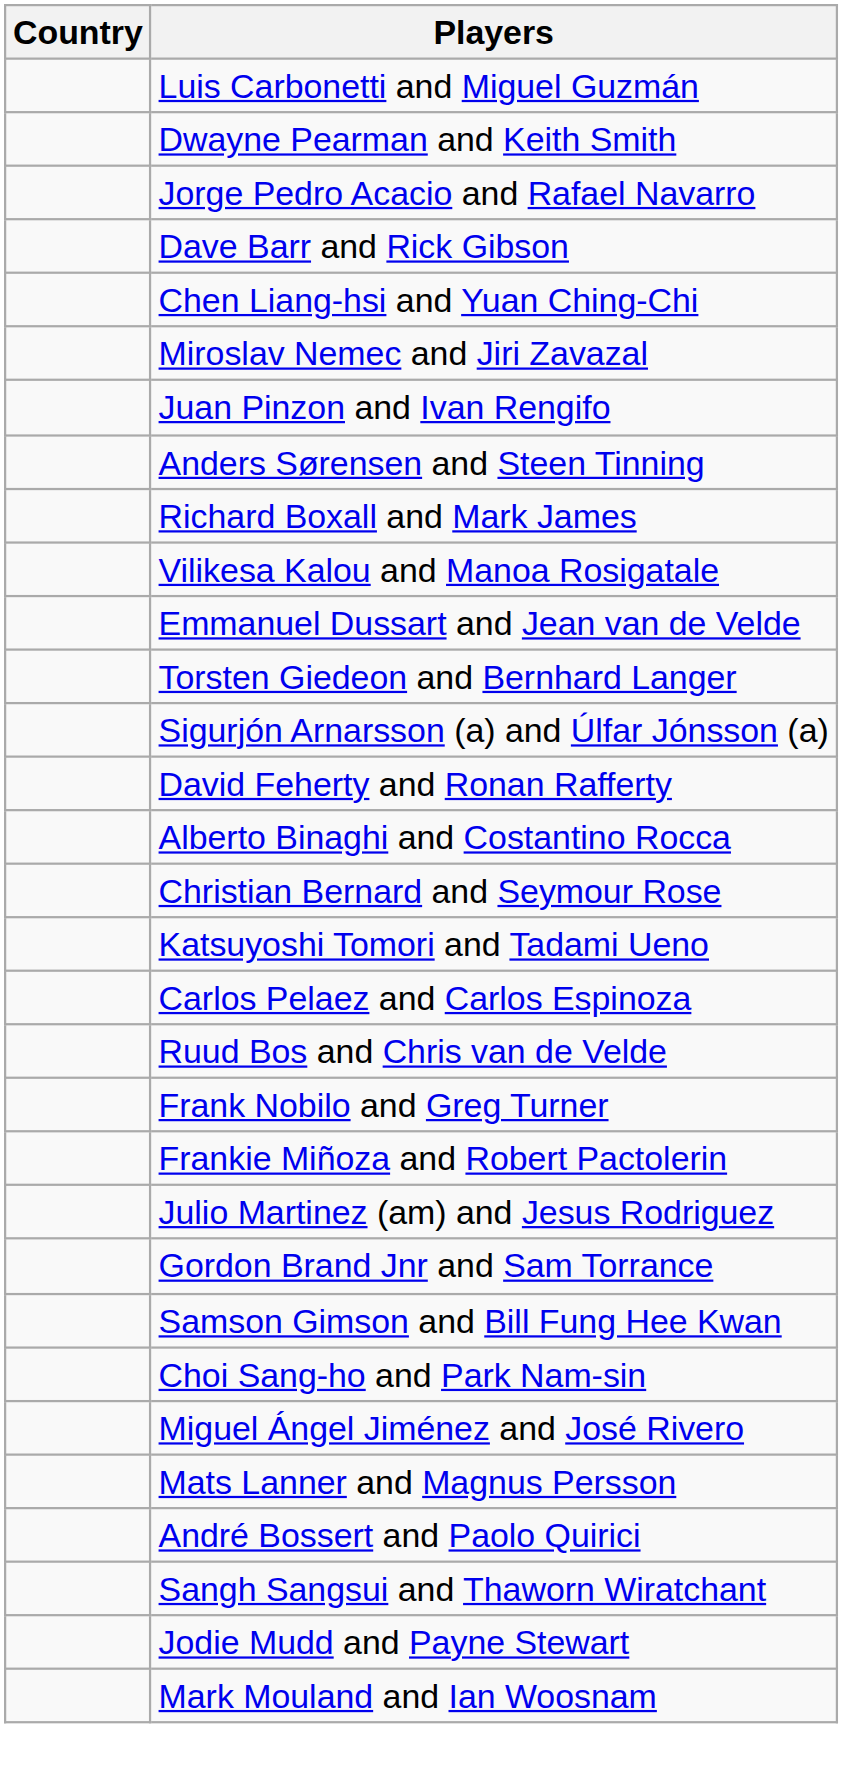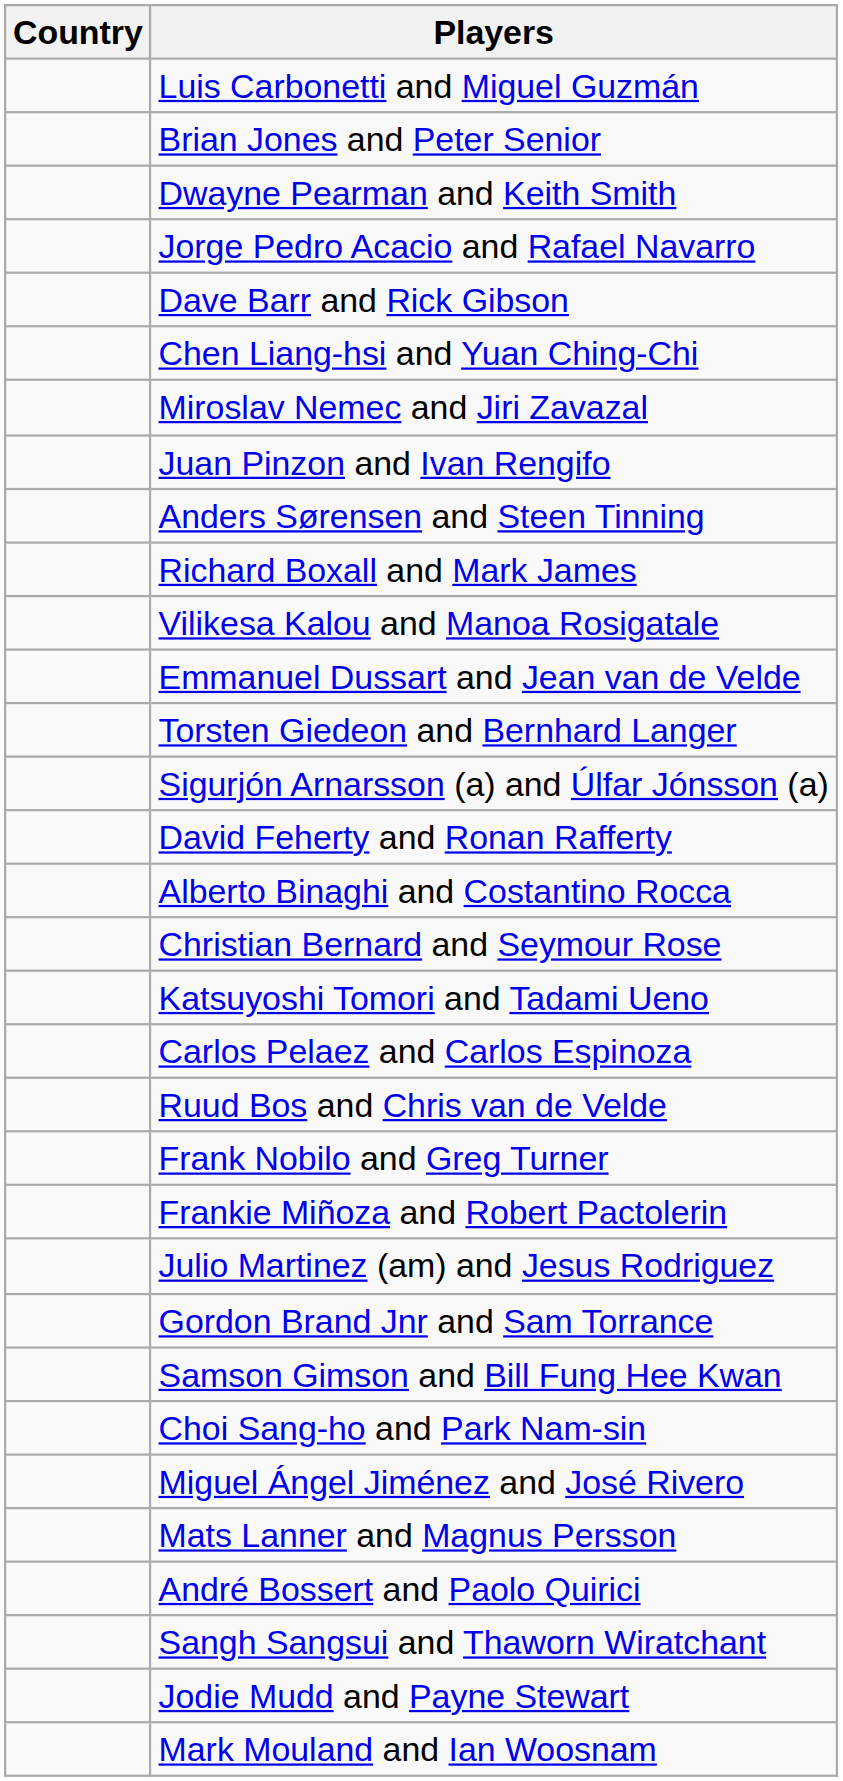+ row: (380, 139)
